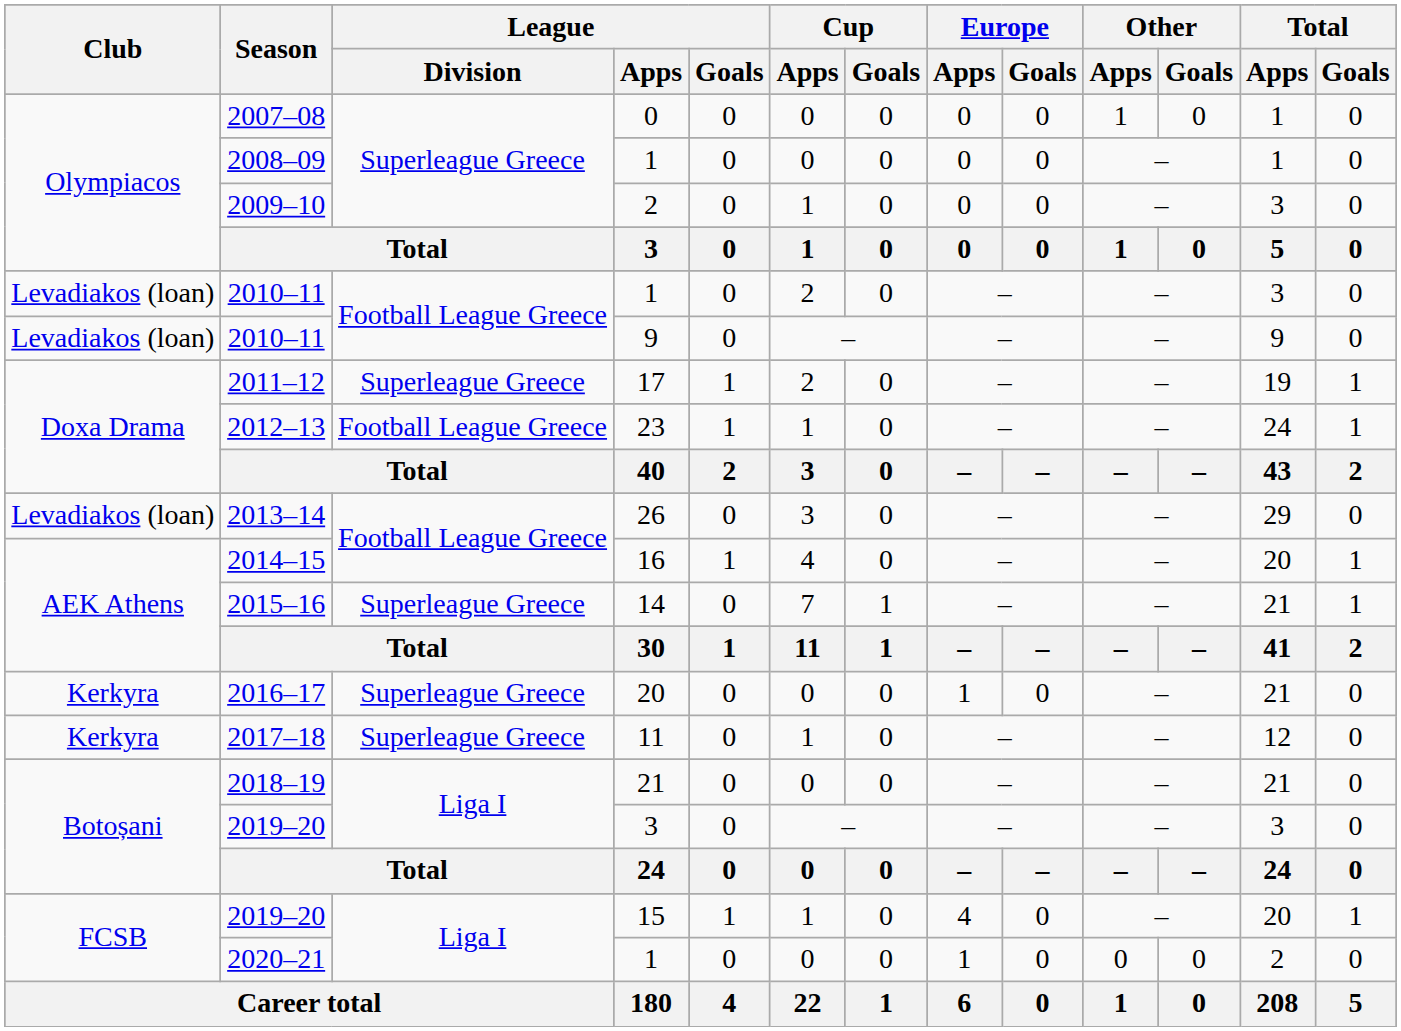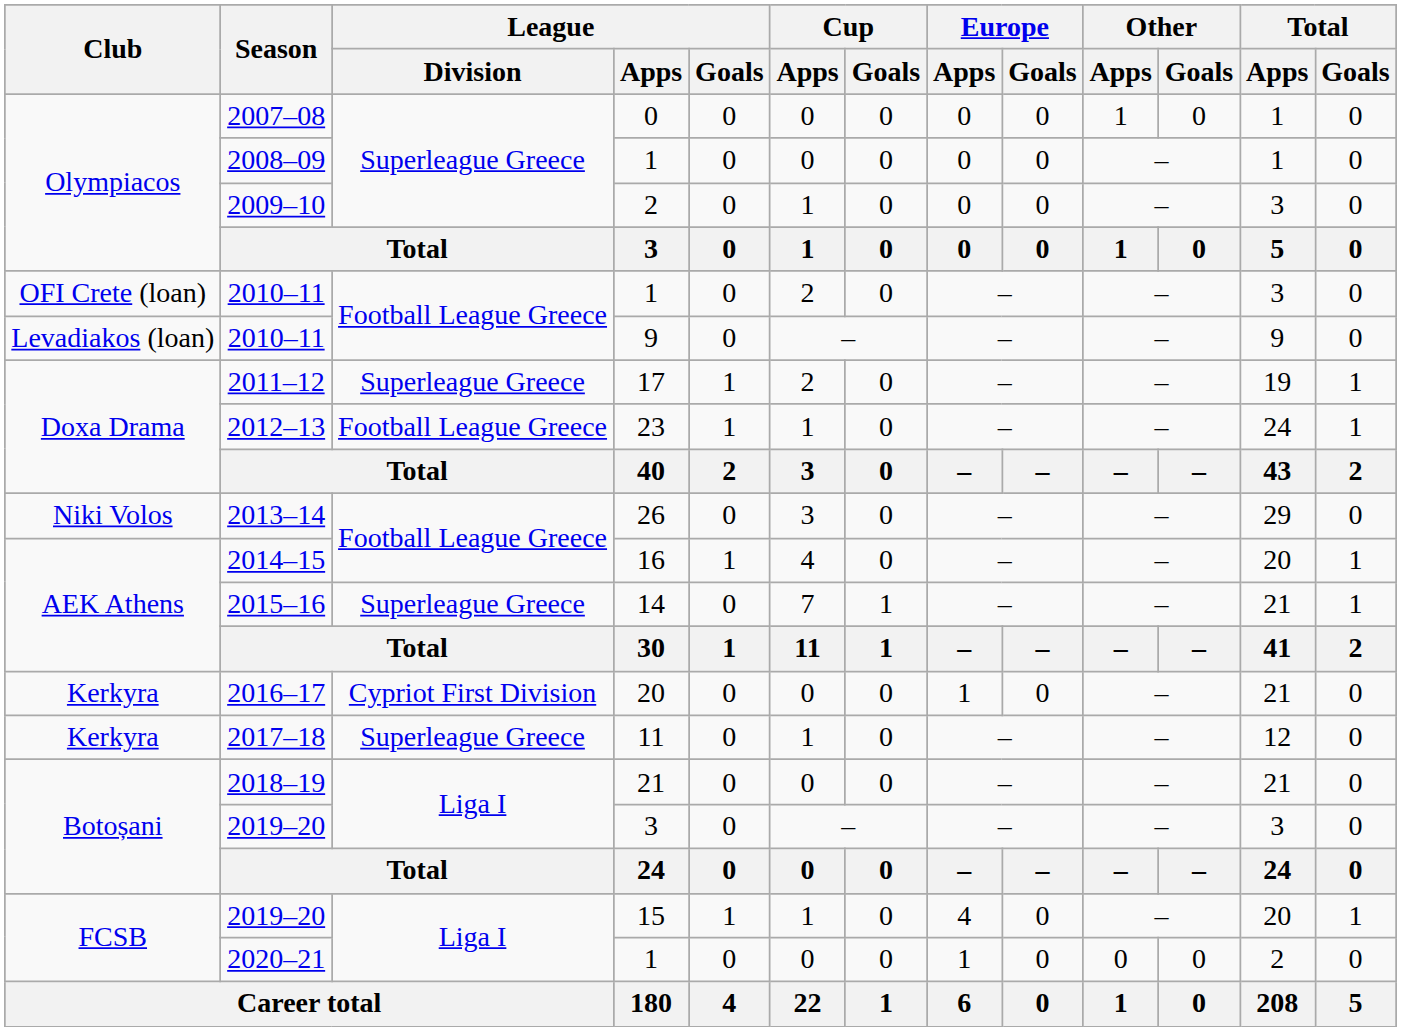(113, 293) Levadiakos (loan) -> (113, 293) OFI Crete (loan)
(113, 515) Levadiakos (loan) -> (113, 515) Niki Volos
(473, 692) Superleague Greece -> (473, 692) Cypriot First Division
